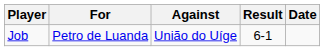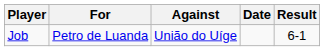columns swapped: (263, 14) <-> (303, 14)
